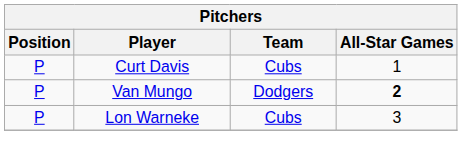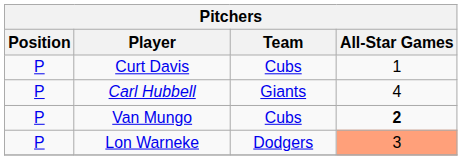+ row: (152, 92)
(283, 92) Dodgers -> (283, 117) Cubs
(283, 117) Cubs -> (283, 142) Dodgers
(397, 117) no background -> (397, 142) lightsalmon background
